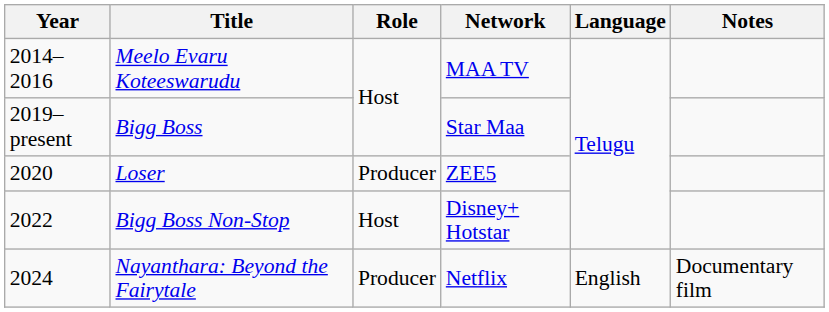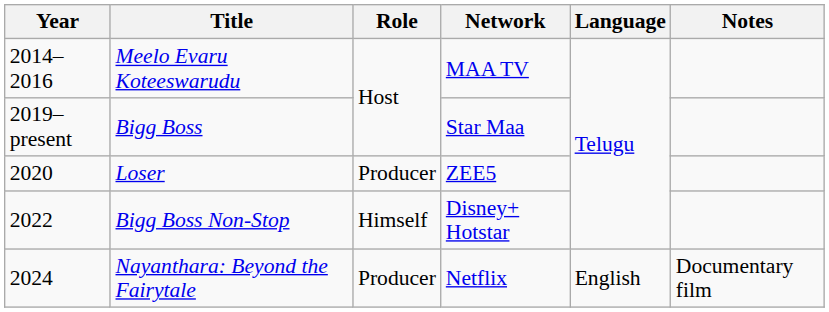(378, 219) Host -> (393, 219) Himself
